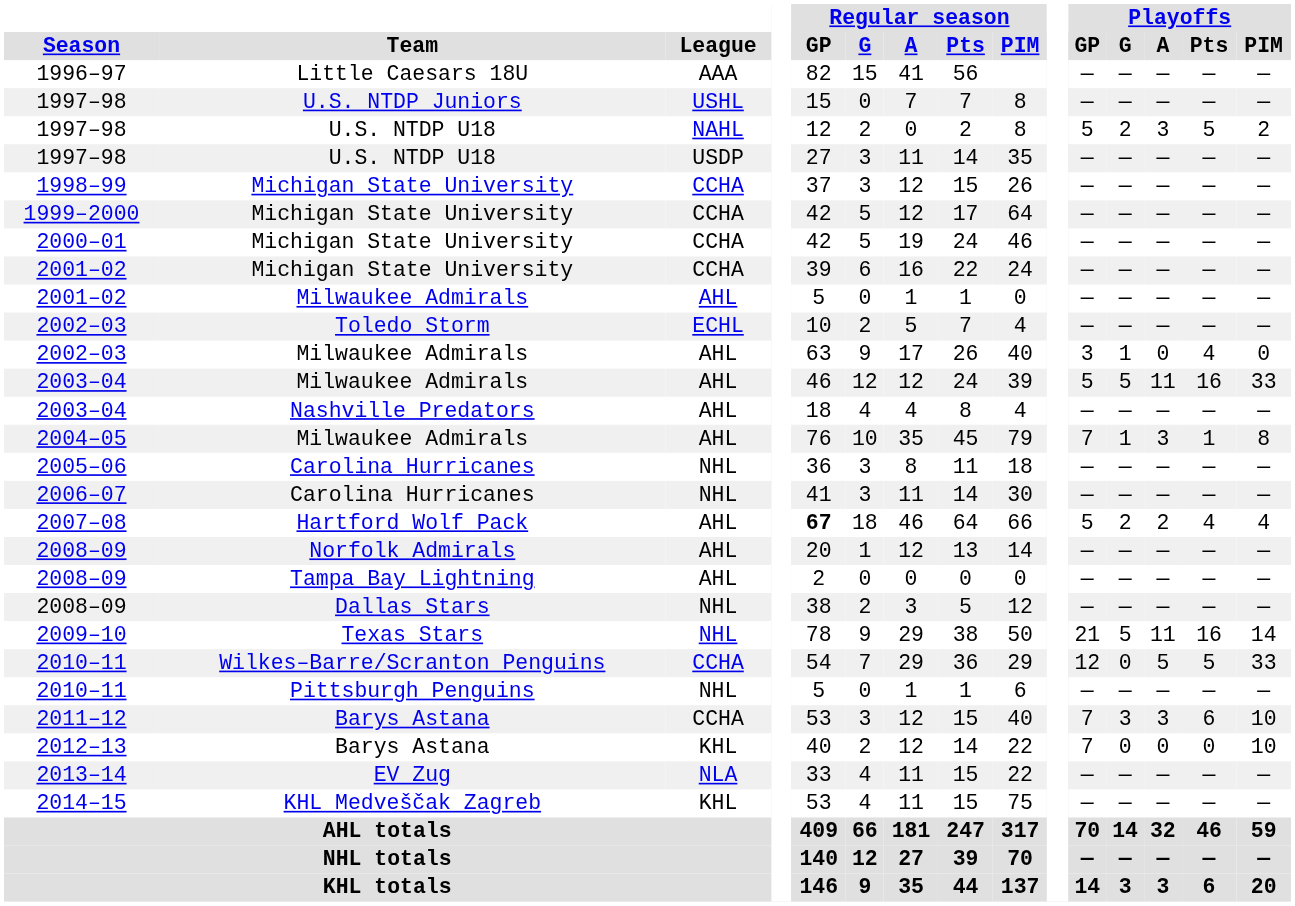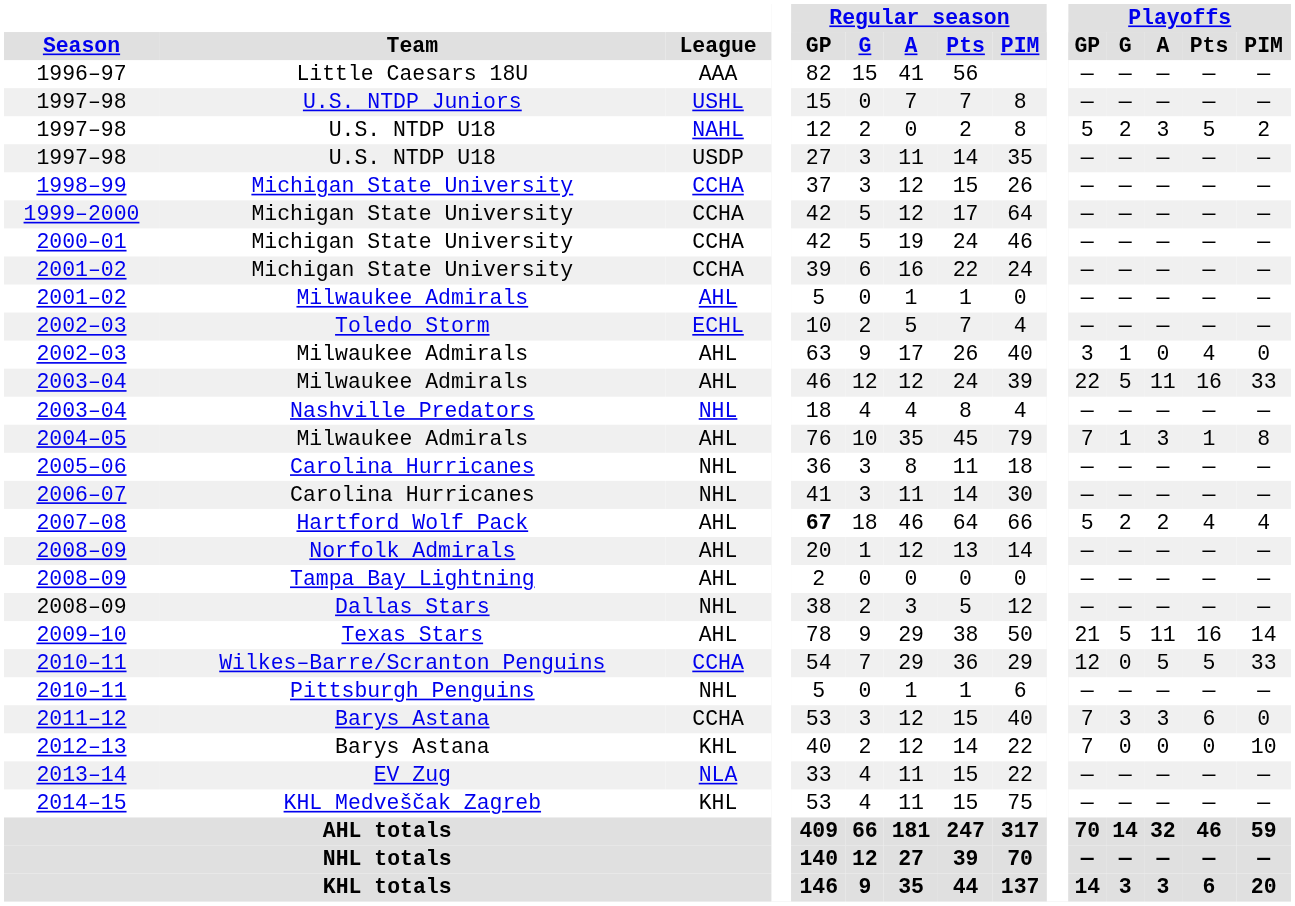(1087, 383) 5 -> (1087, 383) 22
(718, 411) AHL -> (718, 411) NHL
(718, 635) NHL -> (718, 635) AHL
(1264, 719) 10 -> (1264, 719) 0
